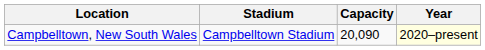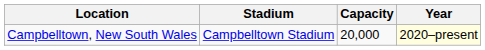(360, 34) 20,090 -> (360, 34) 20,000
